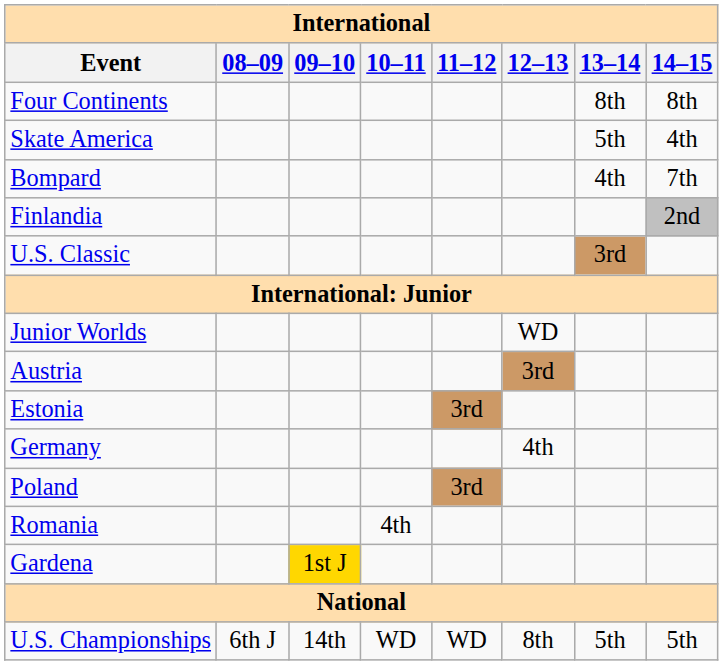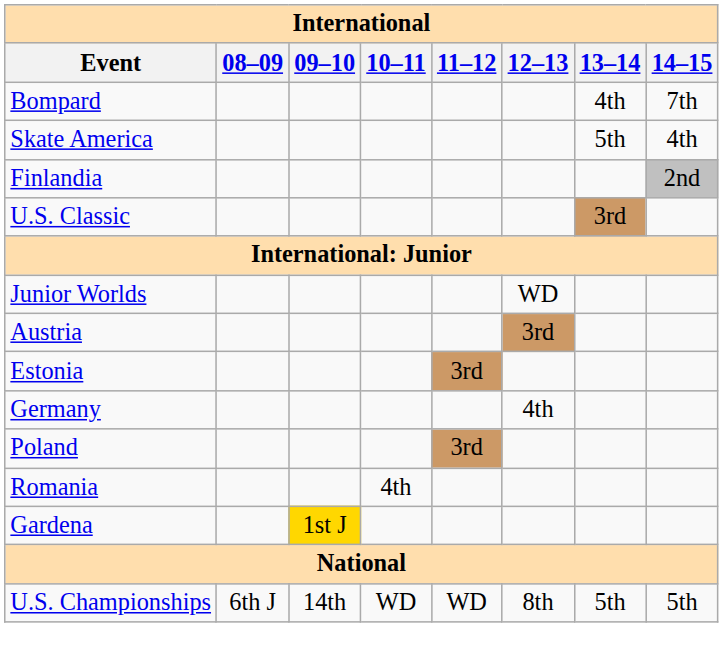- row: (89, 100)
rows swapped: (56, 178) <-> (82, 139)
